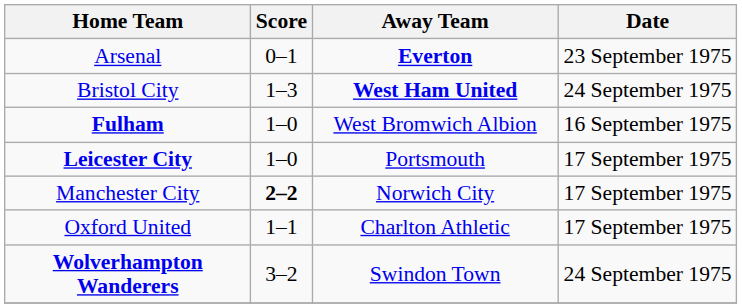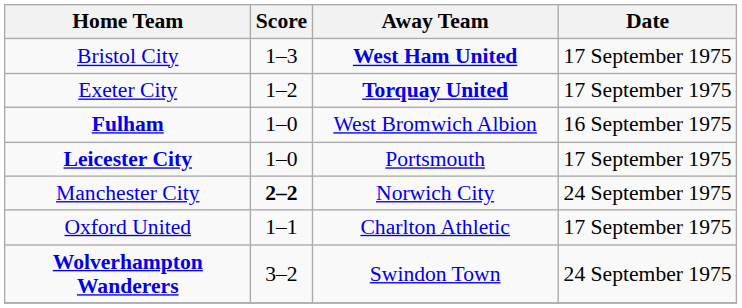- row: (128, 55)
(648, 90) 24 September 1975 -> (648, 55) 17 September 1975
+ row: (128, 90)
(648, 192) 17 September 1975 -> (648, 192) 24 September 1975
